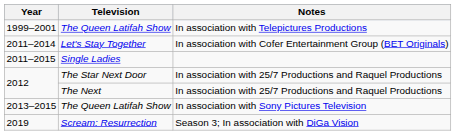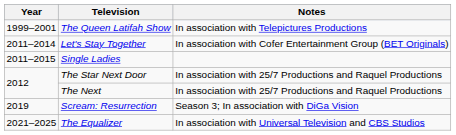- row: (31, 106)
+ row: (31, 122)
